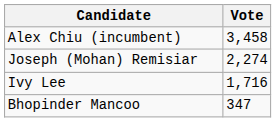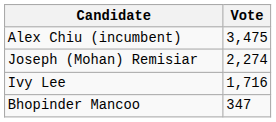(247, 38) 3,458 -> (247, 38) 3,475
